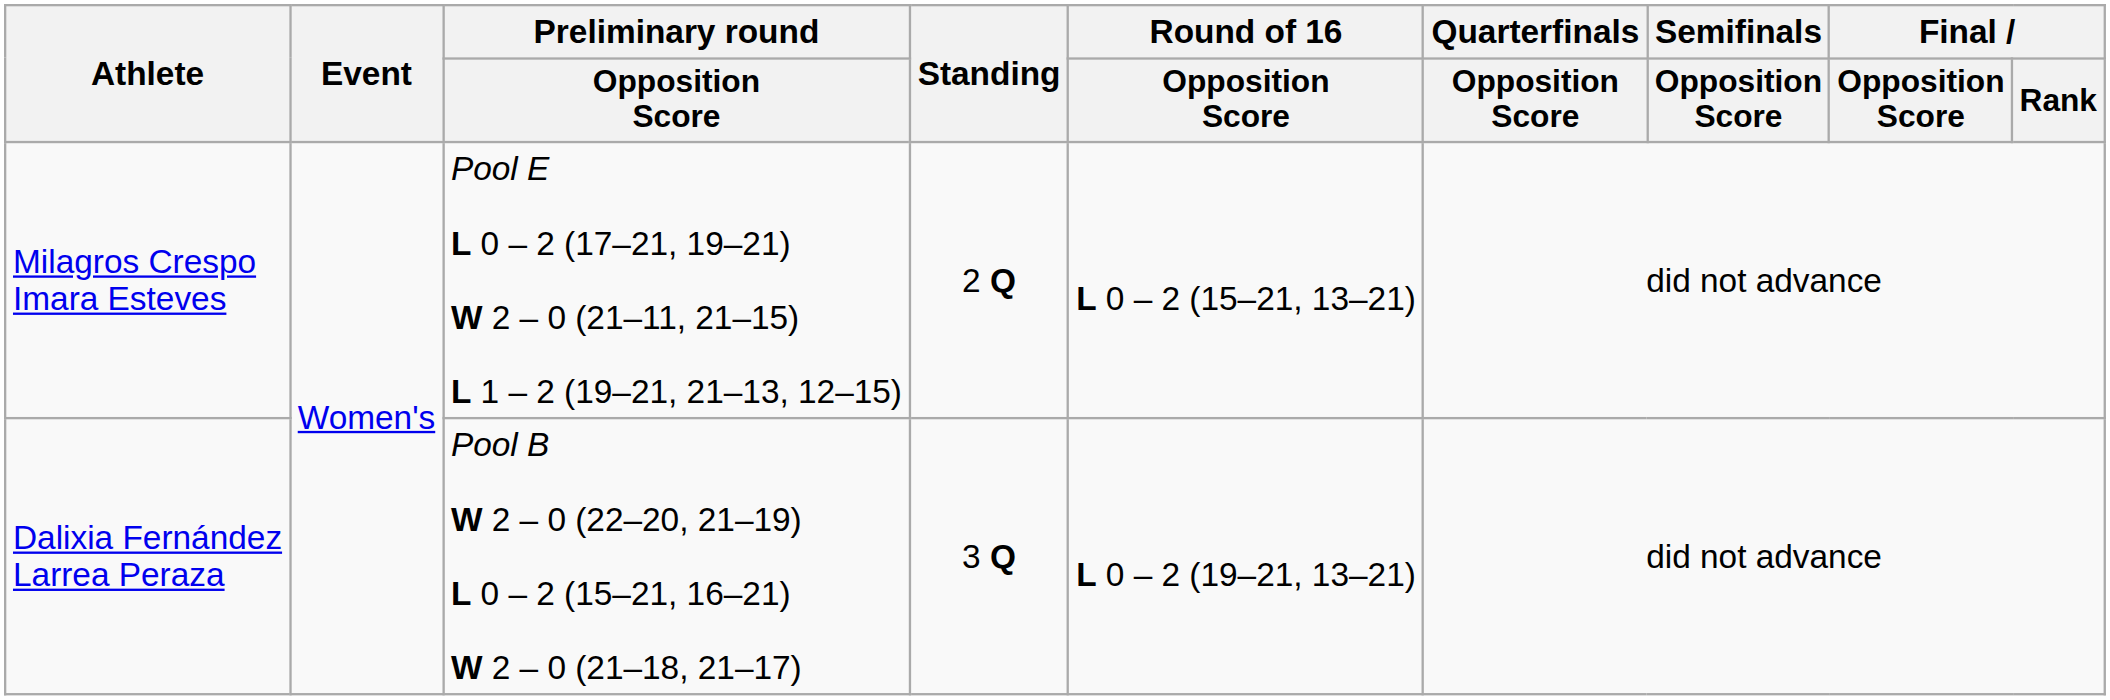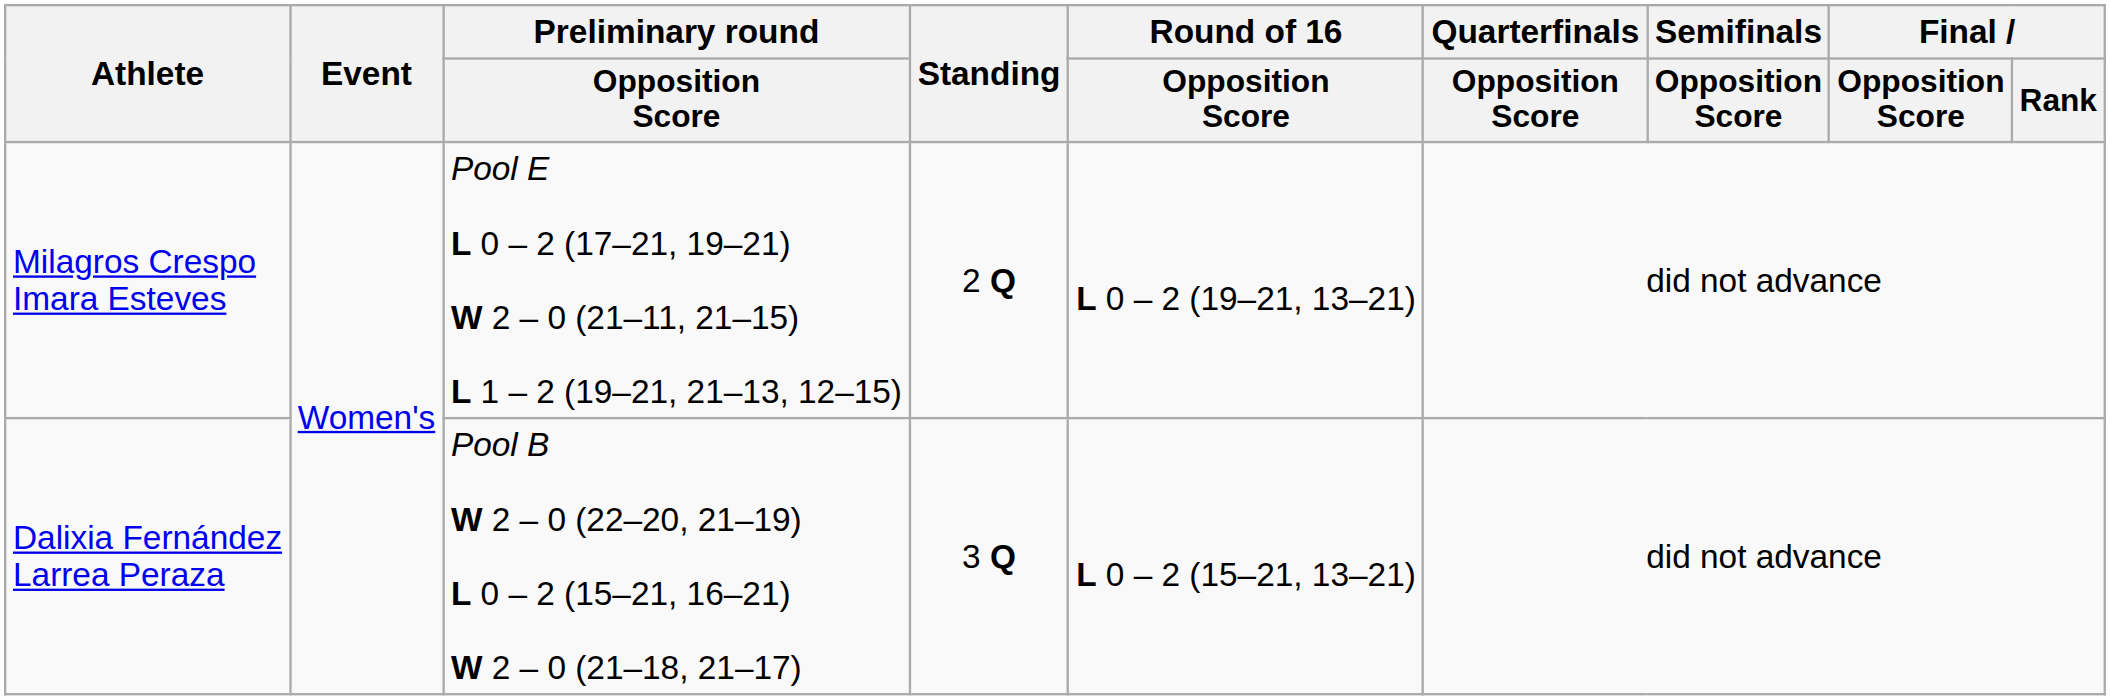(1246, 299) L 0 – 2 (15–21, 13–21) -> (1246, 299) L 0 – 2 (19–21, 13–21)
(1246, 575) L 0 – 2 (19–21, 13–21) -> (1246, 575) L 0 – 2 (15–21, 13–21)
